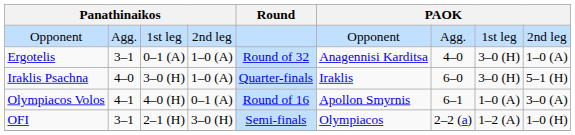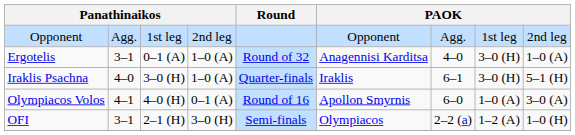(453, 78) 6–0 -> (453, 78) 6–1
(453, 99) 6–1 -> (453, 99) 6–0
